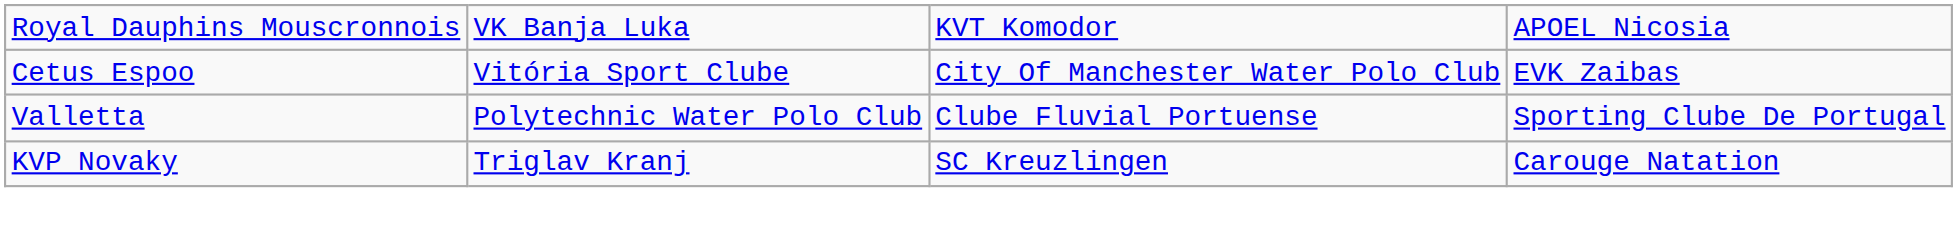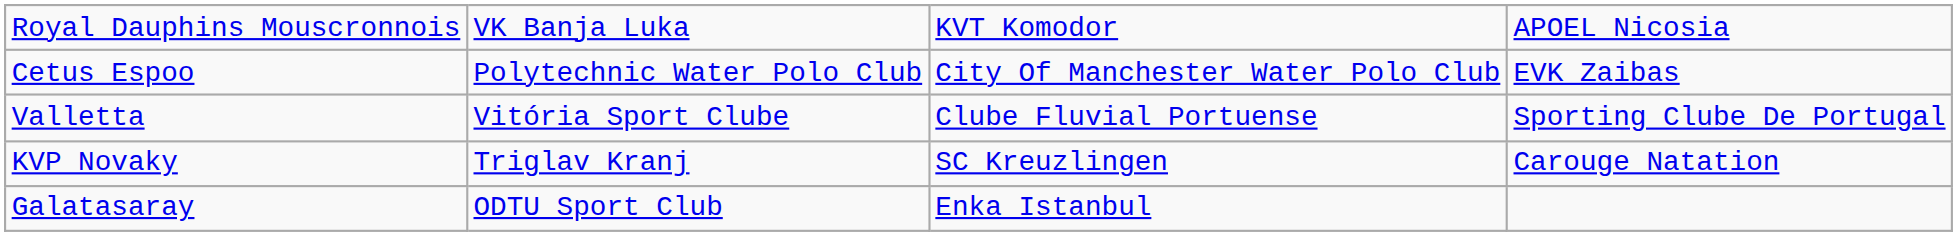(631, 73) Vitória Sport Clube -> (698, 73) Polytechnic Water Polo Club
(698, 118) Polytechnic Water Polo Club -> (631, 118) Vitória Sport Clube
+ row: (103, 208)
